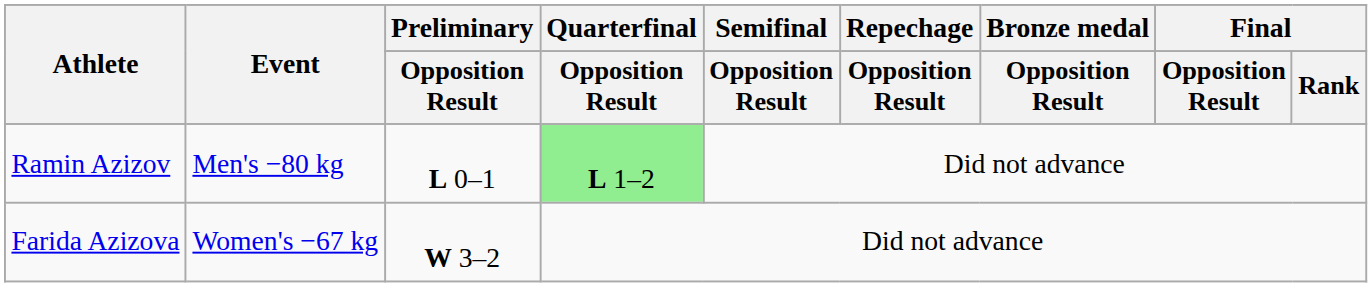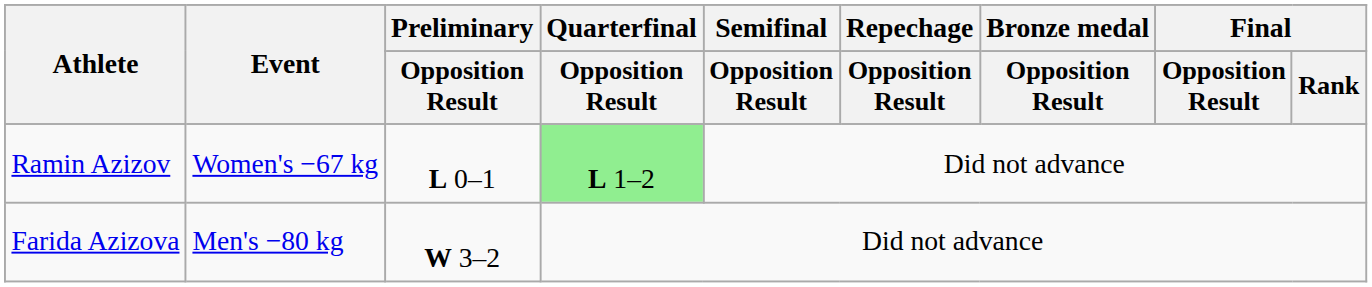(268, 163) Men's −80 kg -> (285, 163) Women's −67 kg
(285, 241) Women's −67 kg -> (268, 241) Men's −80 kg
